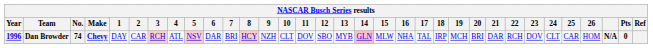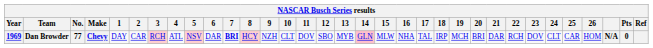(14, 37) 1996 -> (14, 37) 1969
(78, 37) 74 -> (78, 37) 77
(231, 37) normal -> (232, 37) bold
